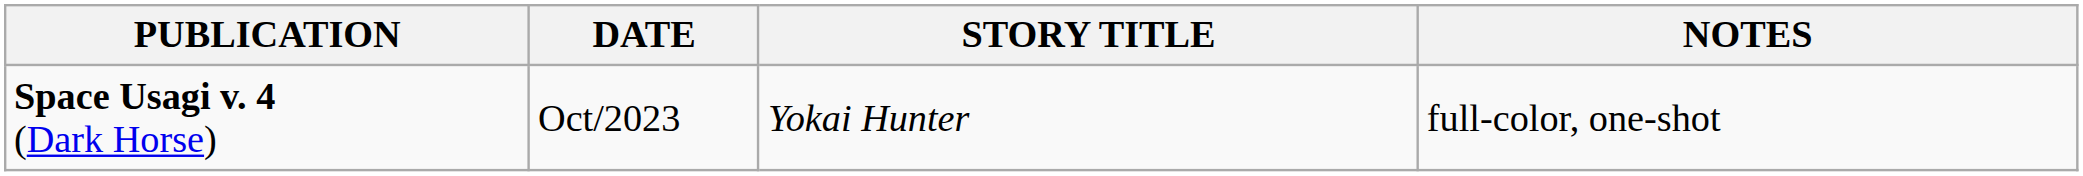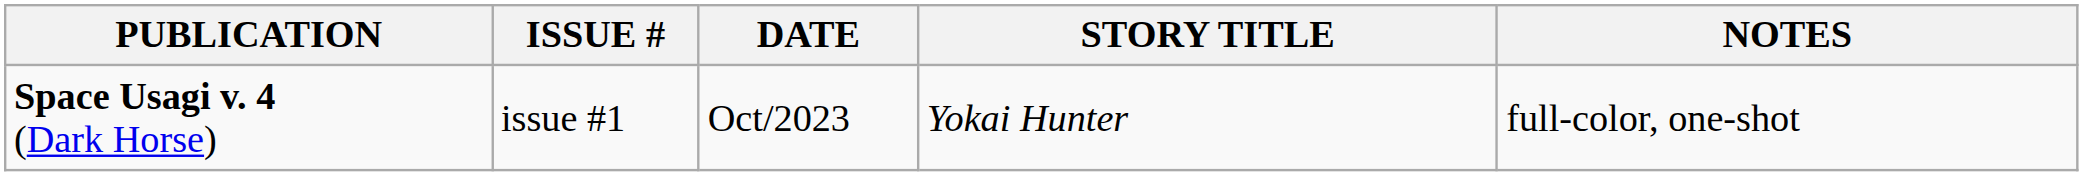+ column: (595, 34)
